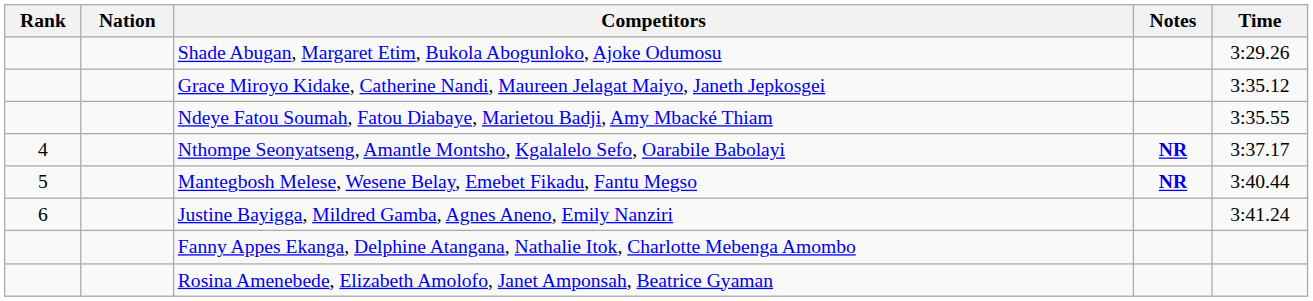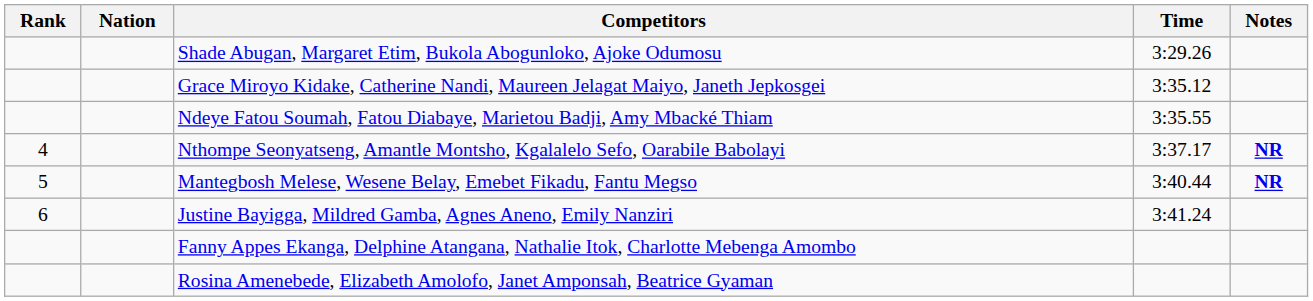columns swapped: (1260, 20) <-> (1173, 20)
